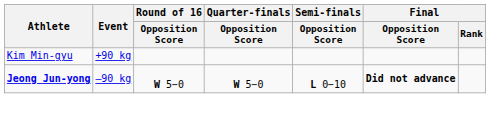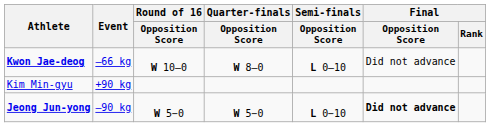+ row: (46, 62)
